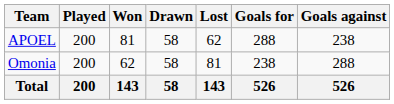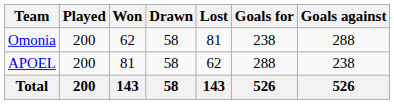rows swapped: (32, 39) <-> (32, 63)
